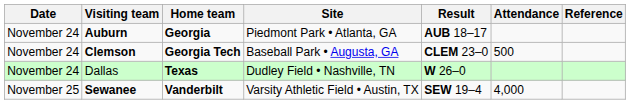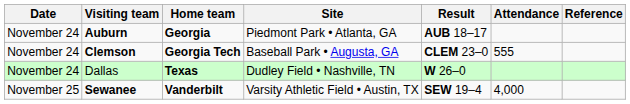(504, 52) 500 -> (504, 52) 555
